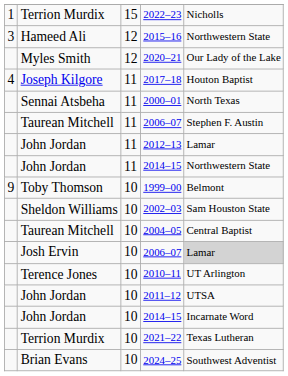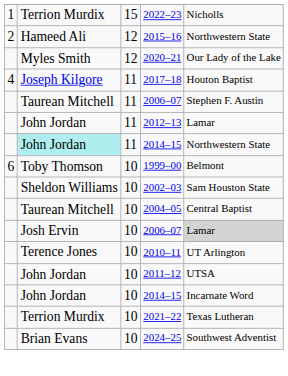(11, 36) 3 -> (11, 36) 2
- row: (130, 101)
(53, 166) no background -> (53, 144) paleturquoise background
(11, 187) 9 -> (11, 166) 6
